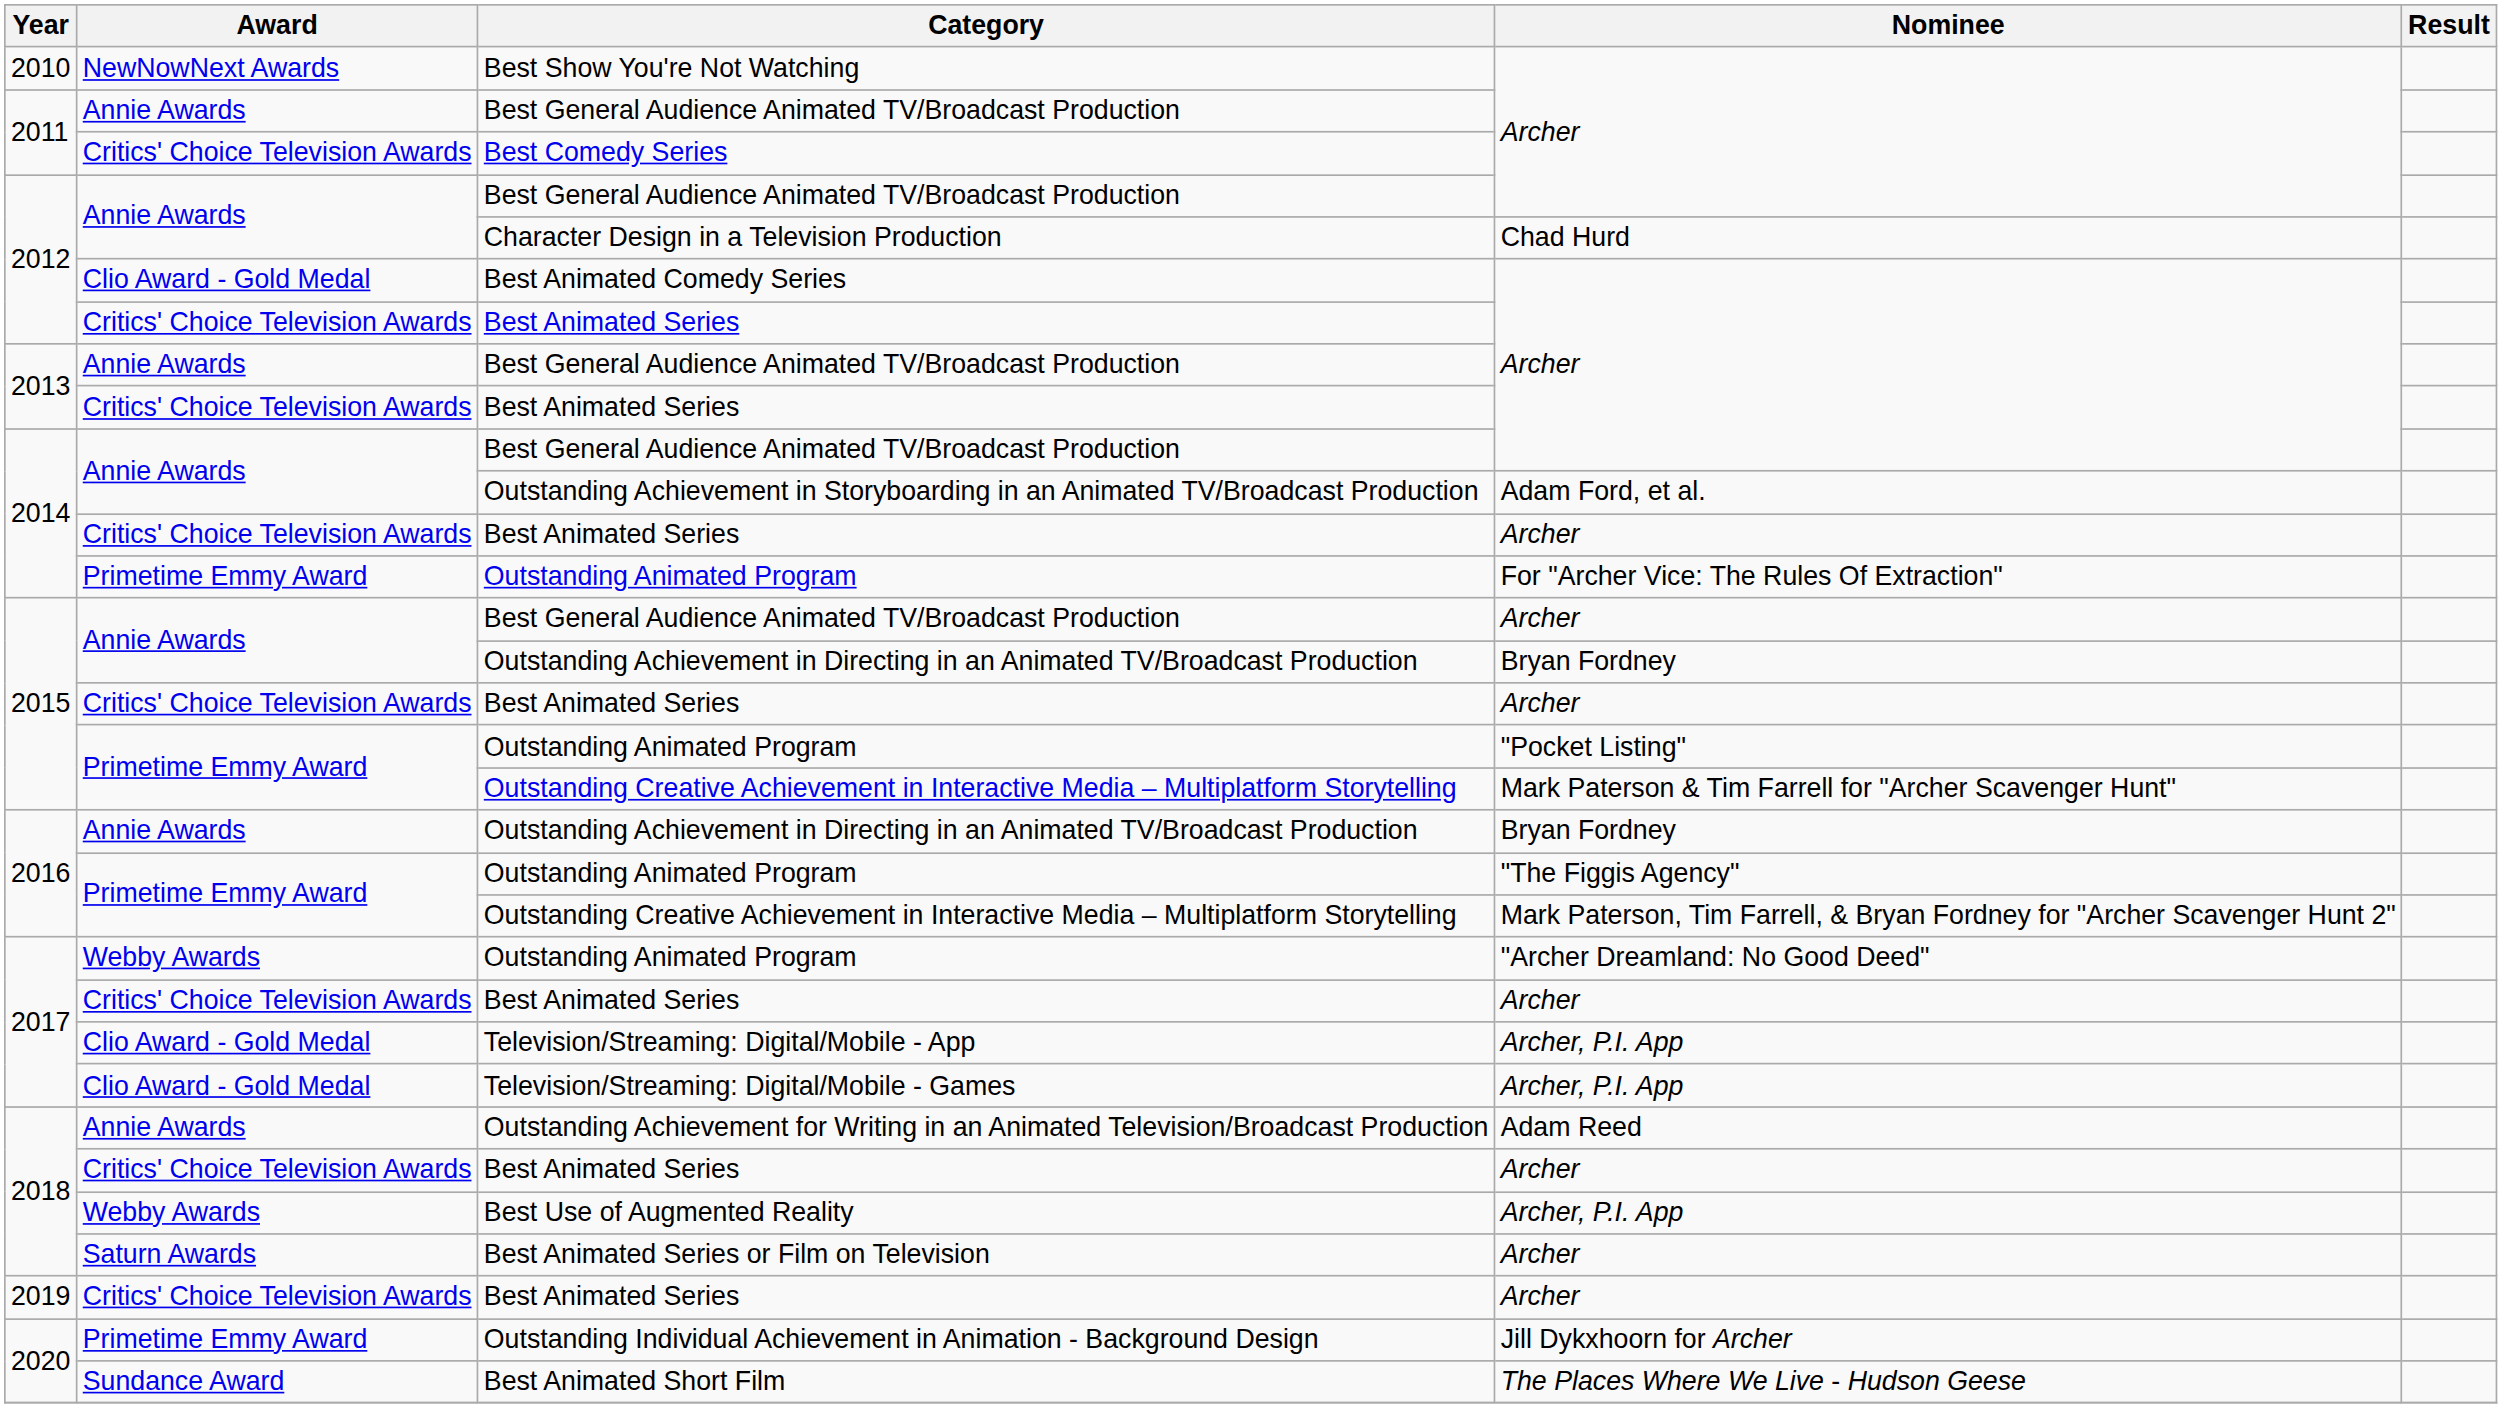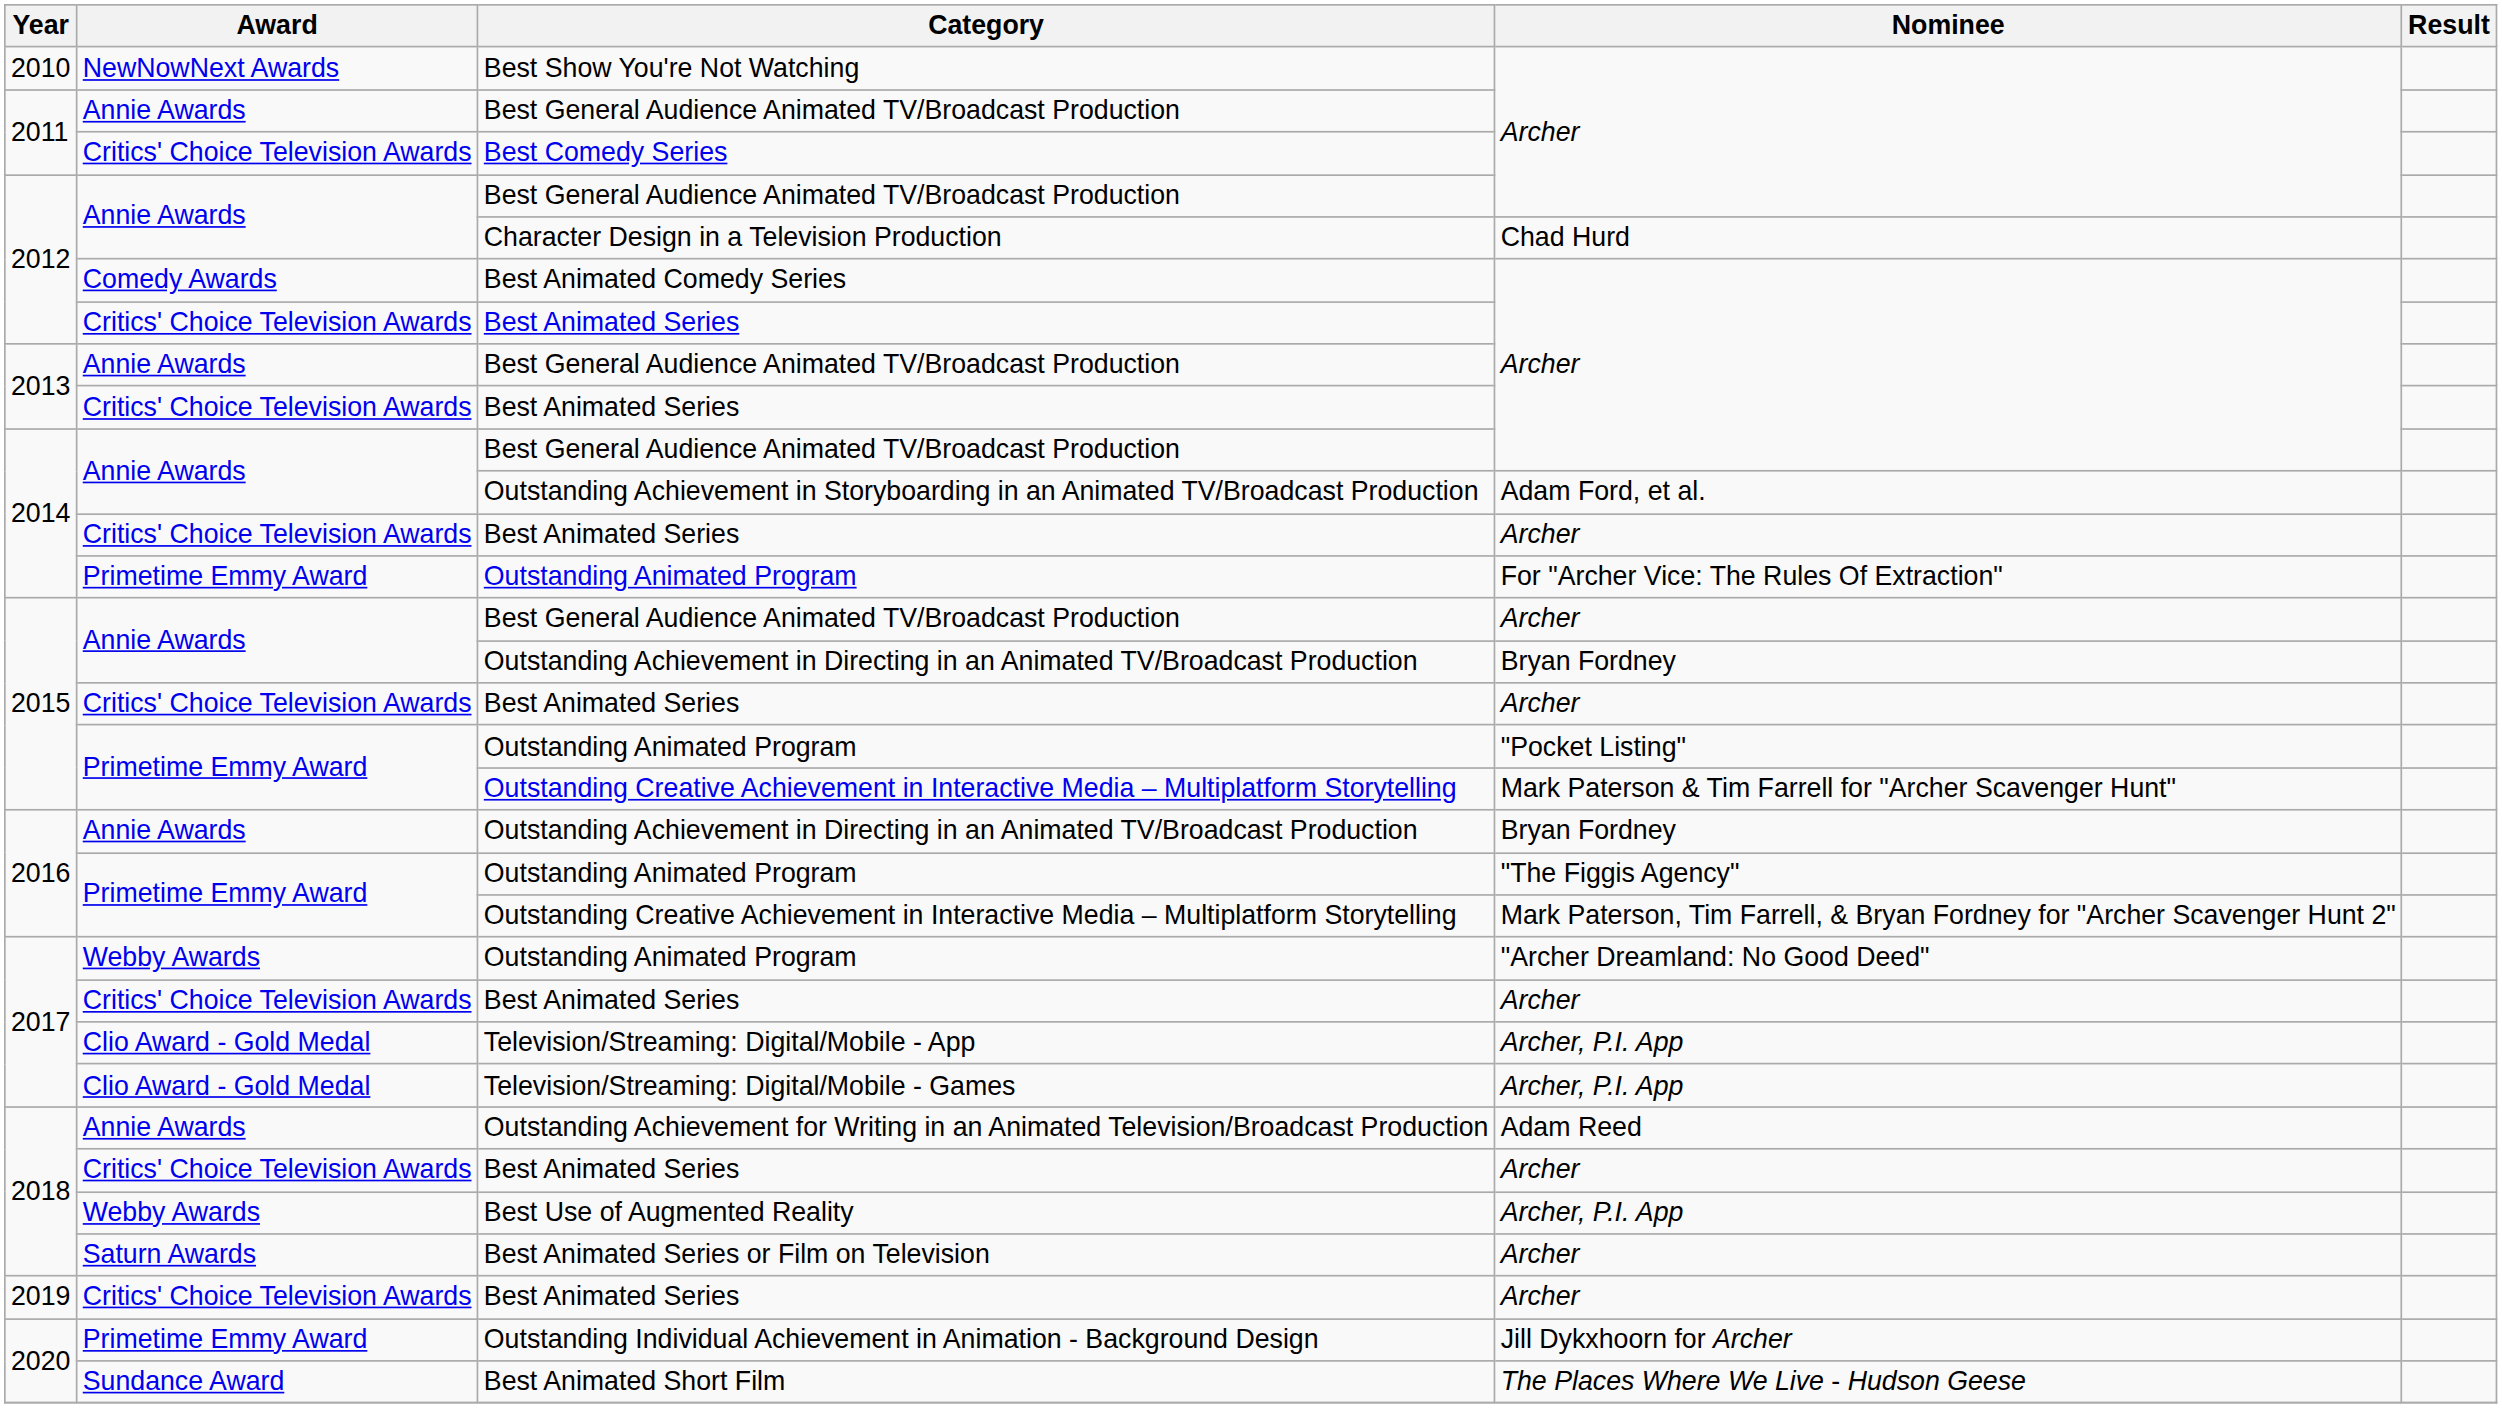(227, 279) Clio Award - Gold Medal -> (180, 279) Comedy Awards
